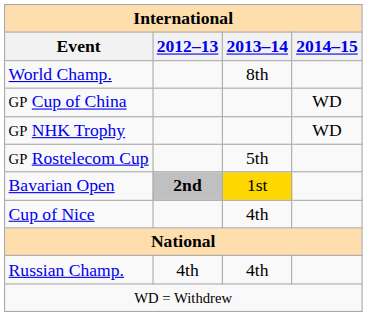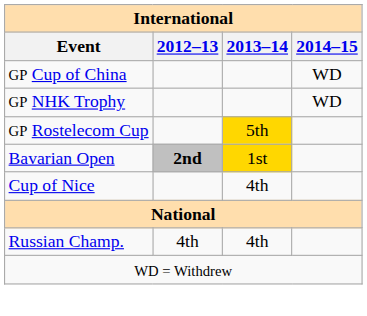- row: (60, 74)
(257, 158) no background -> (257, 130) gold background
